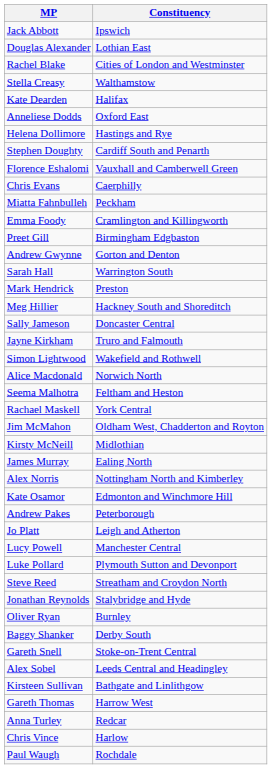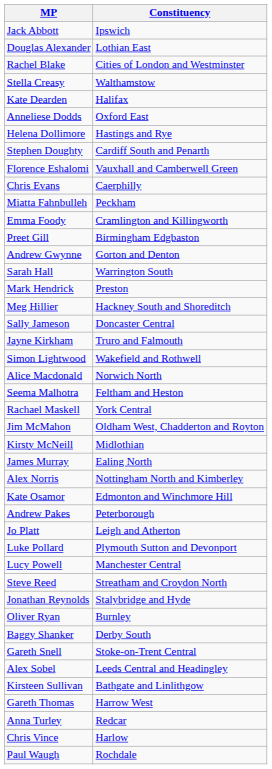rows swapped: (35, 565) <-> (34, 548)
